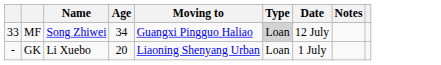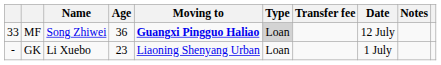+ column: (325, 13)
(122, 32) 34 -> (122, 32) 36
(195, 32) normal -> (198, 32) bold
(122, 50) 20 -> (122, 50) 23
